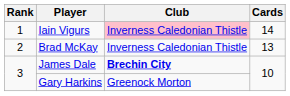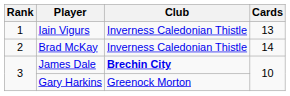(177, 30) pink background -> (177, 30) no background
(268, 30) 14 -> (268, 30) 13
(268, 47) 13 -> (268, 47) 14
